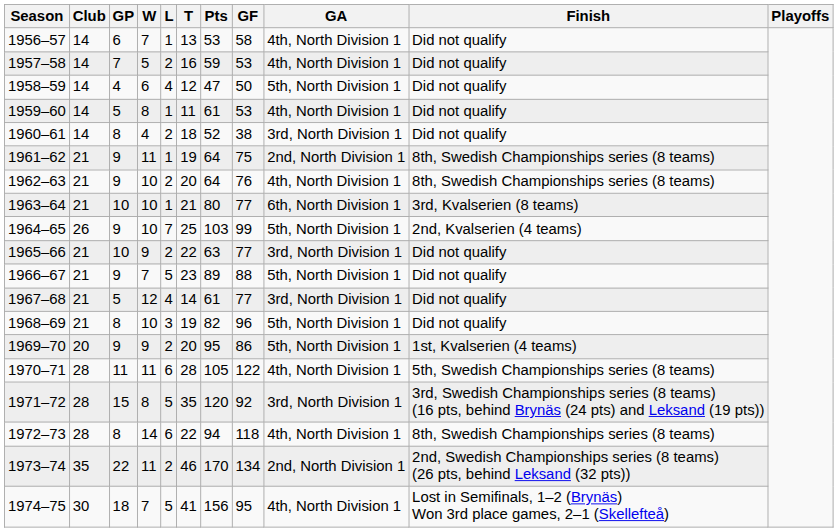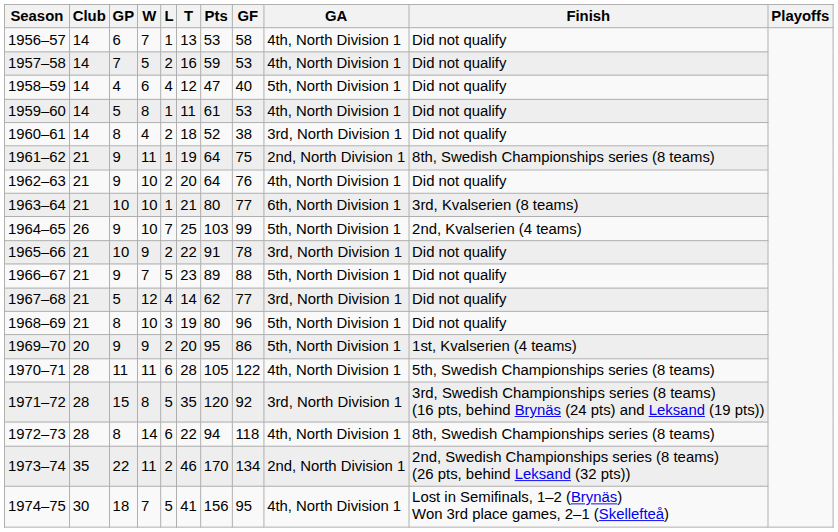(244, 87) 50 -> (244, 87) 40
(563, 181) 8th, Swedish Championships series (8 teams) -> (459, 181) Did not qualify
(212, 252) 63 -> (212, 252) 91
(244, 252) 77 -> (244, 252) 78
(212, 299) 61 -> (212, 299) 62
(212, 323) 82 -> (212, 323) 80
